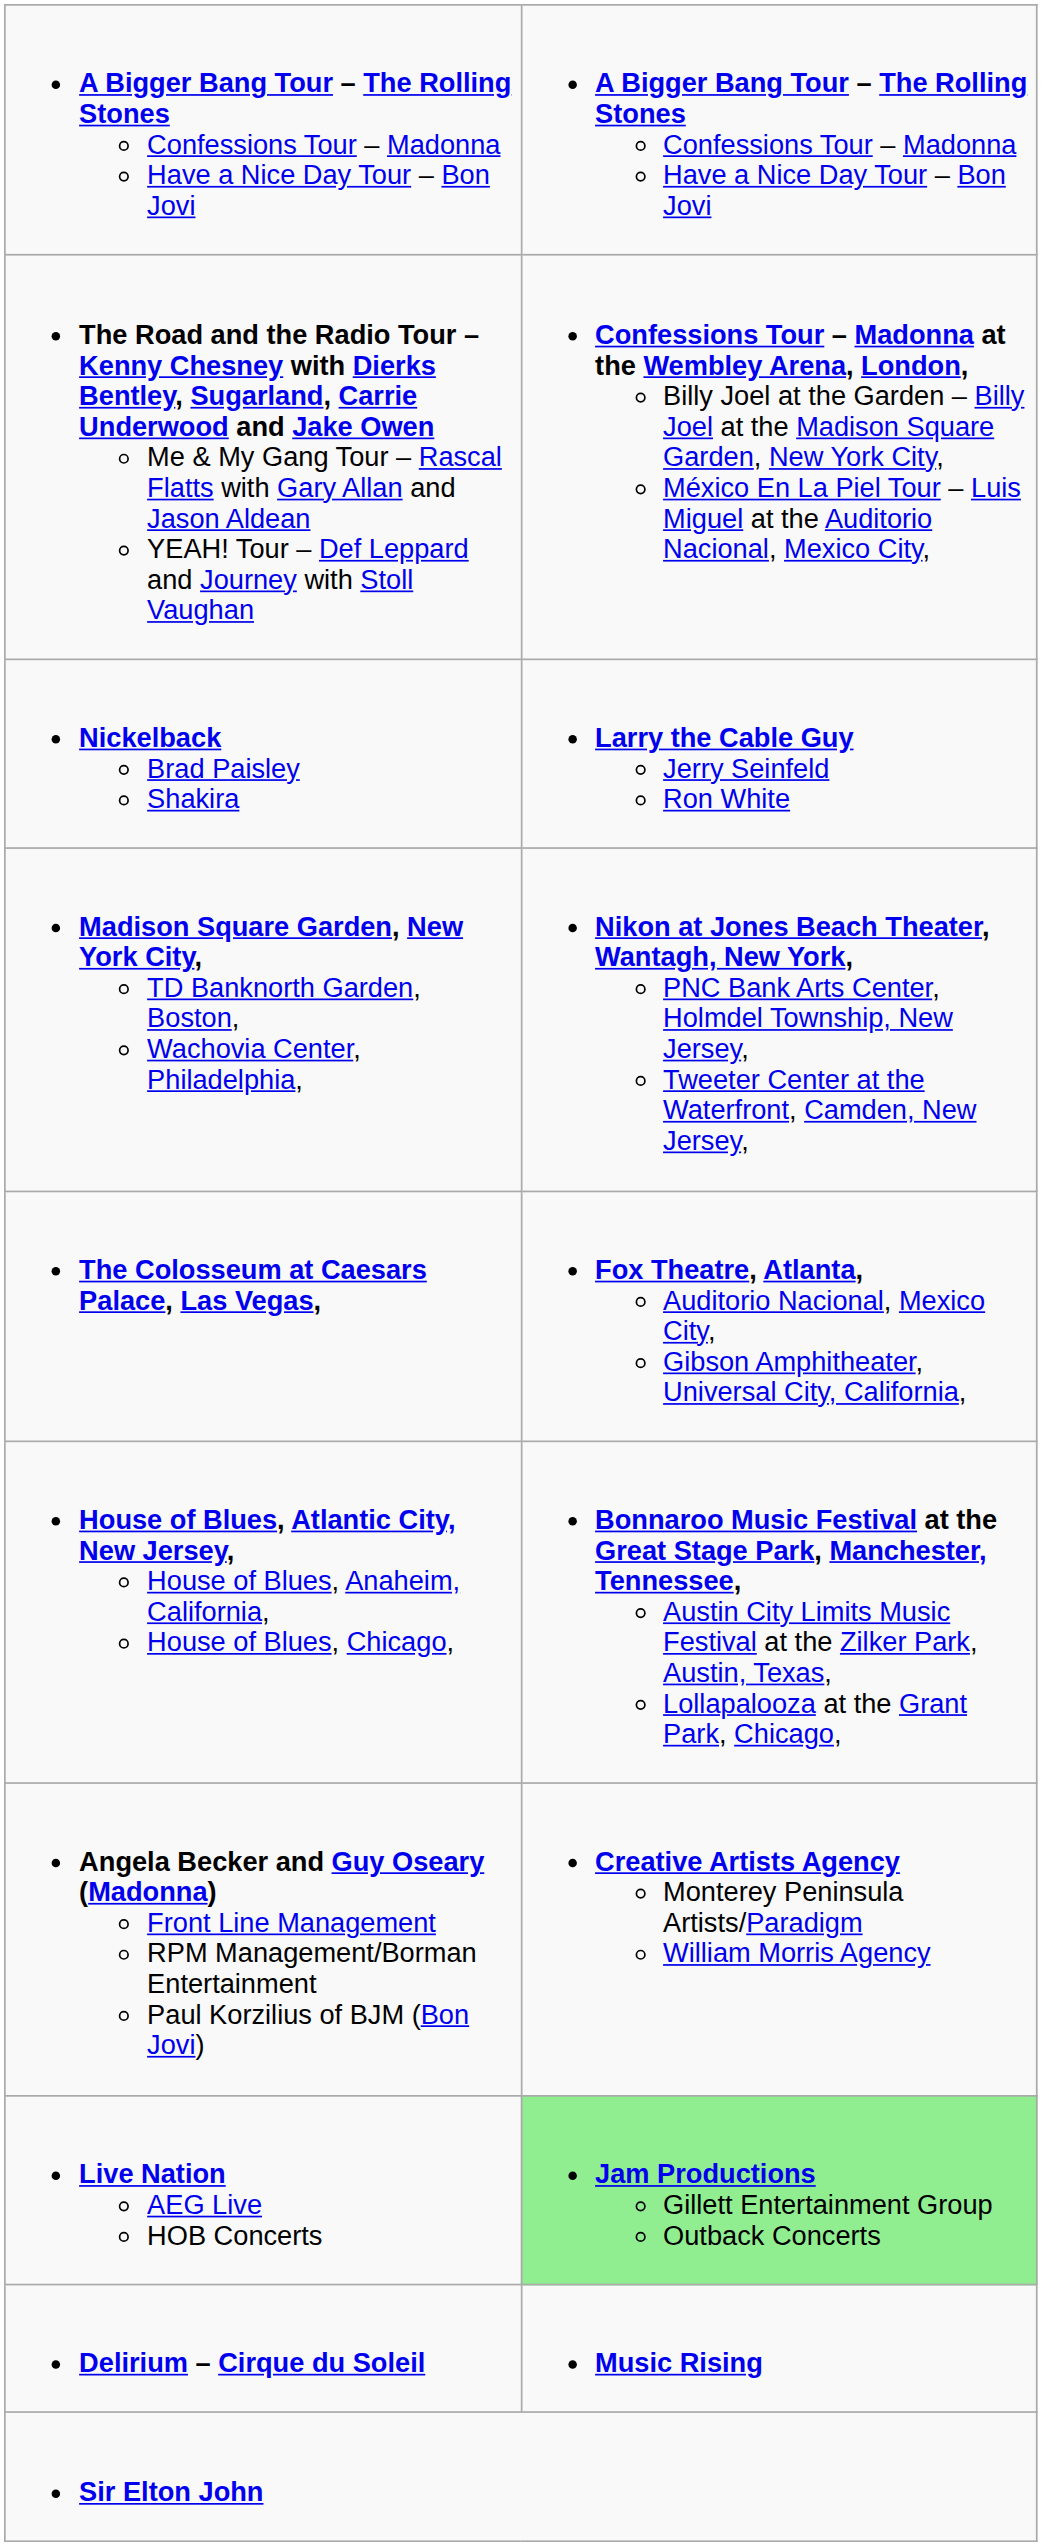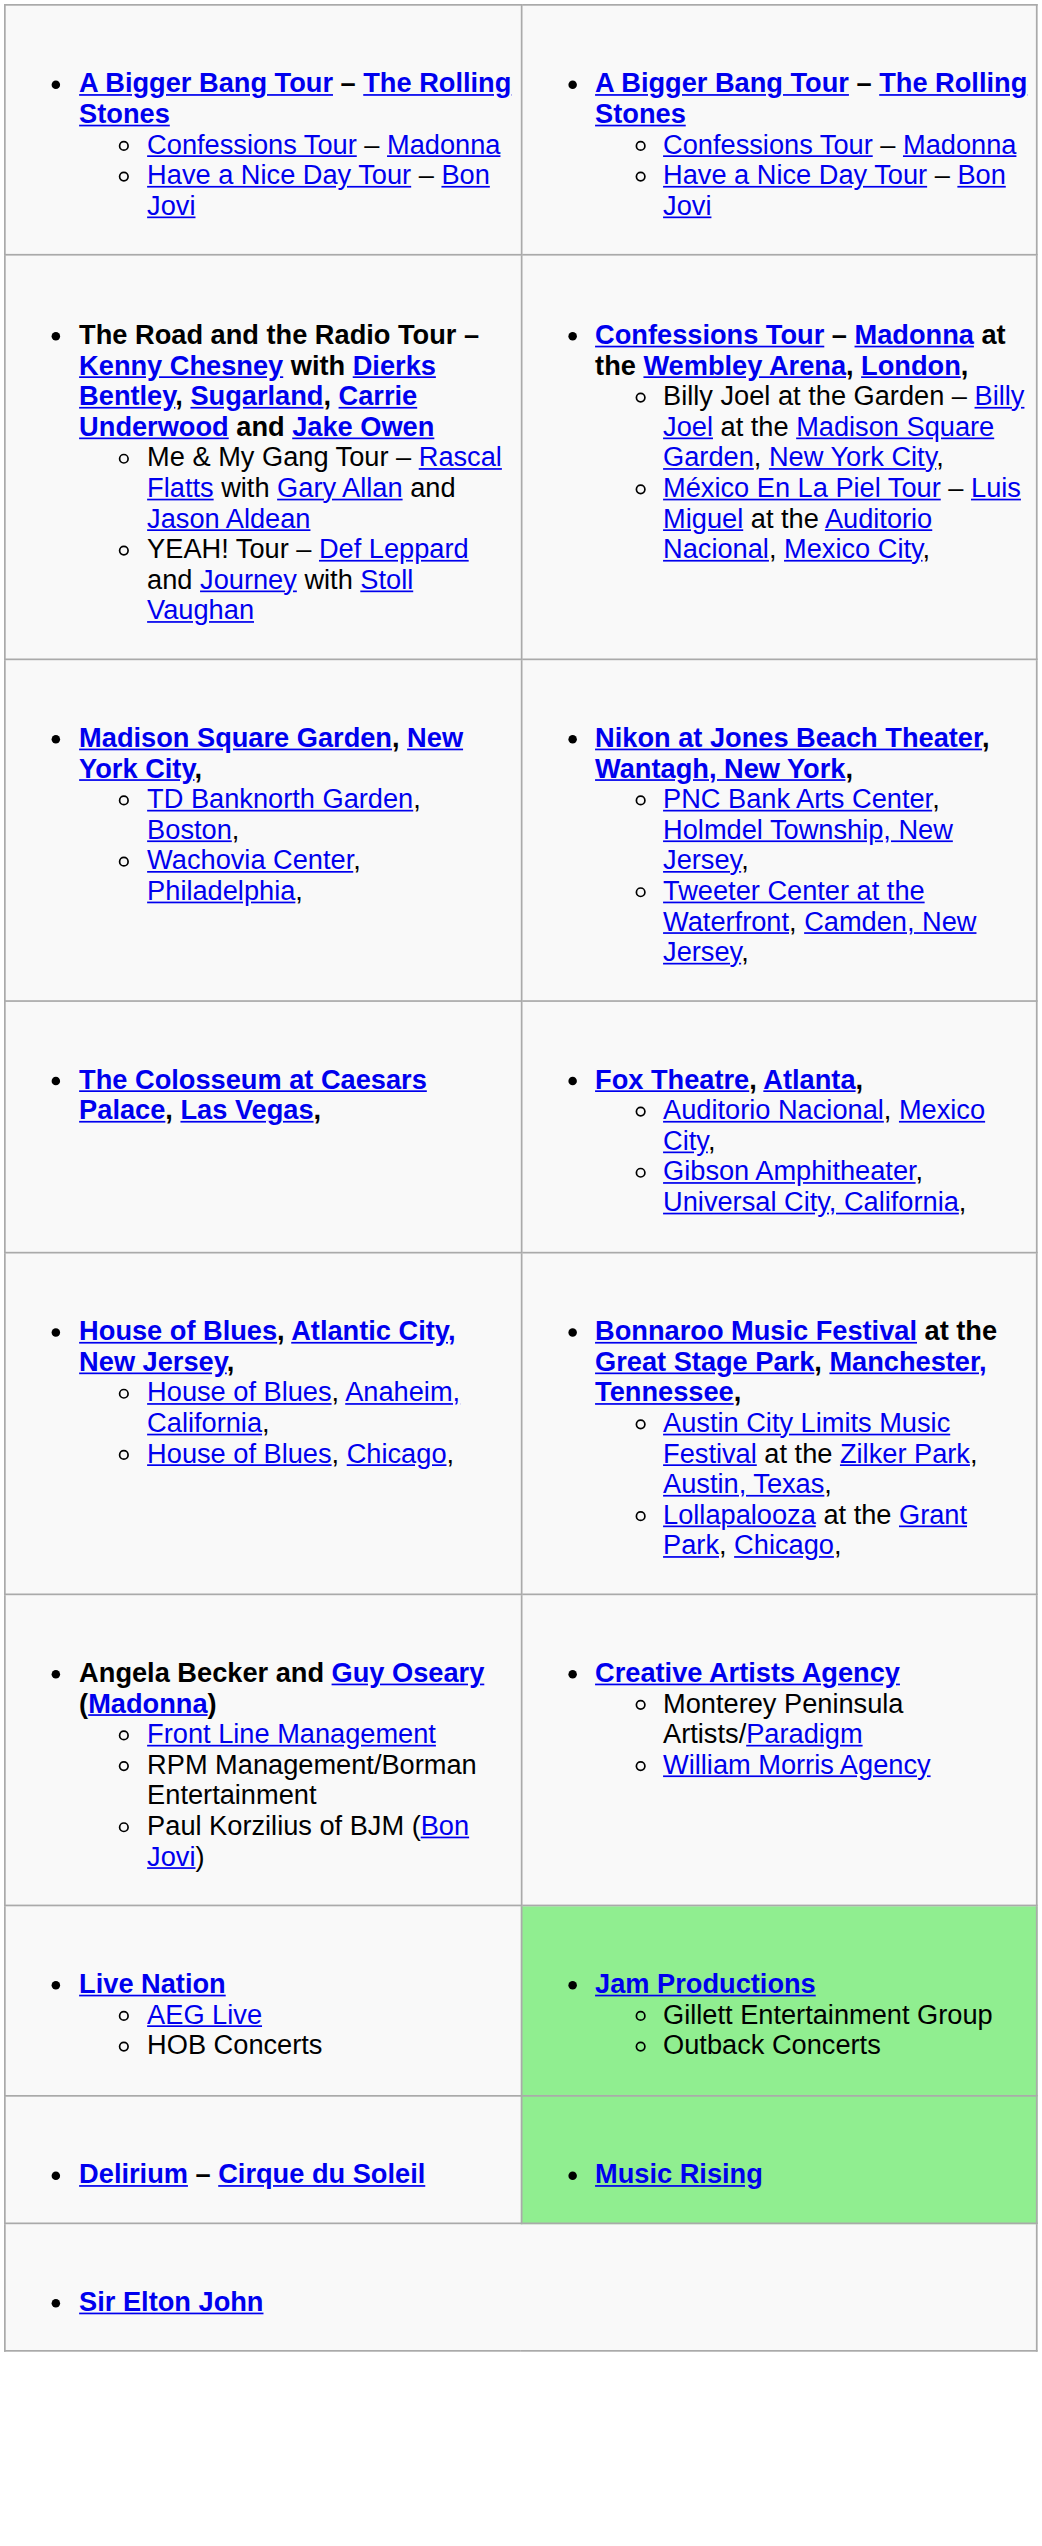- row: (263, 769)
(779, 2364) no background -> (779, 2175) lightgreen background
